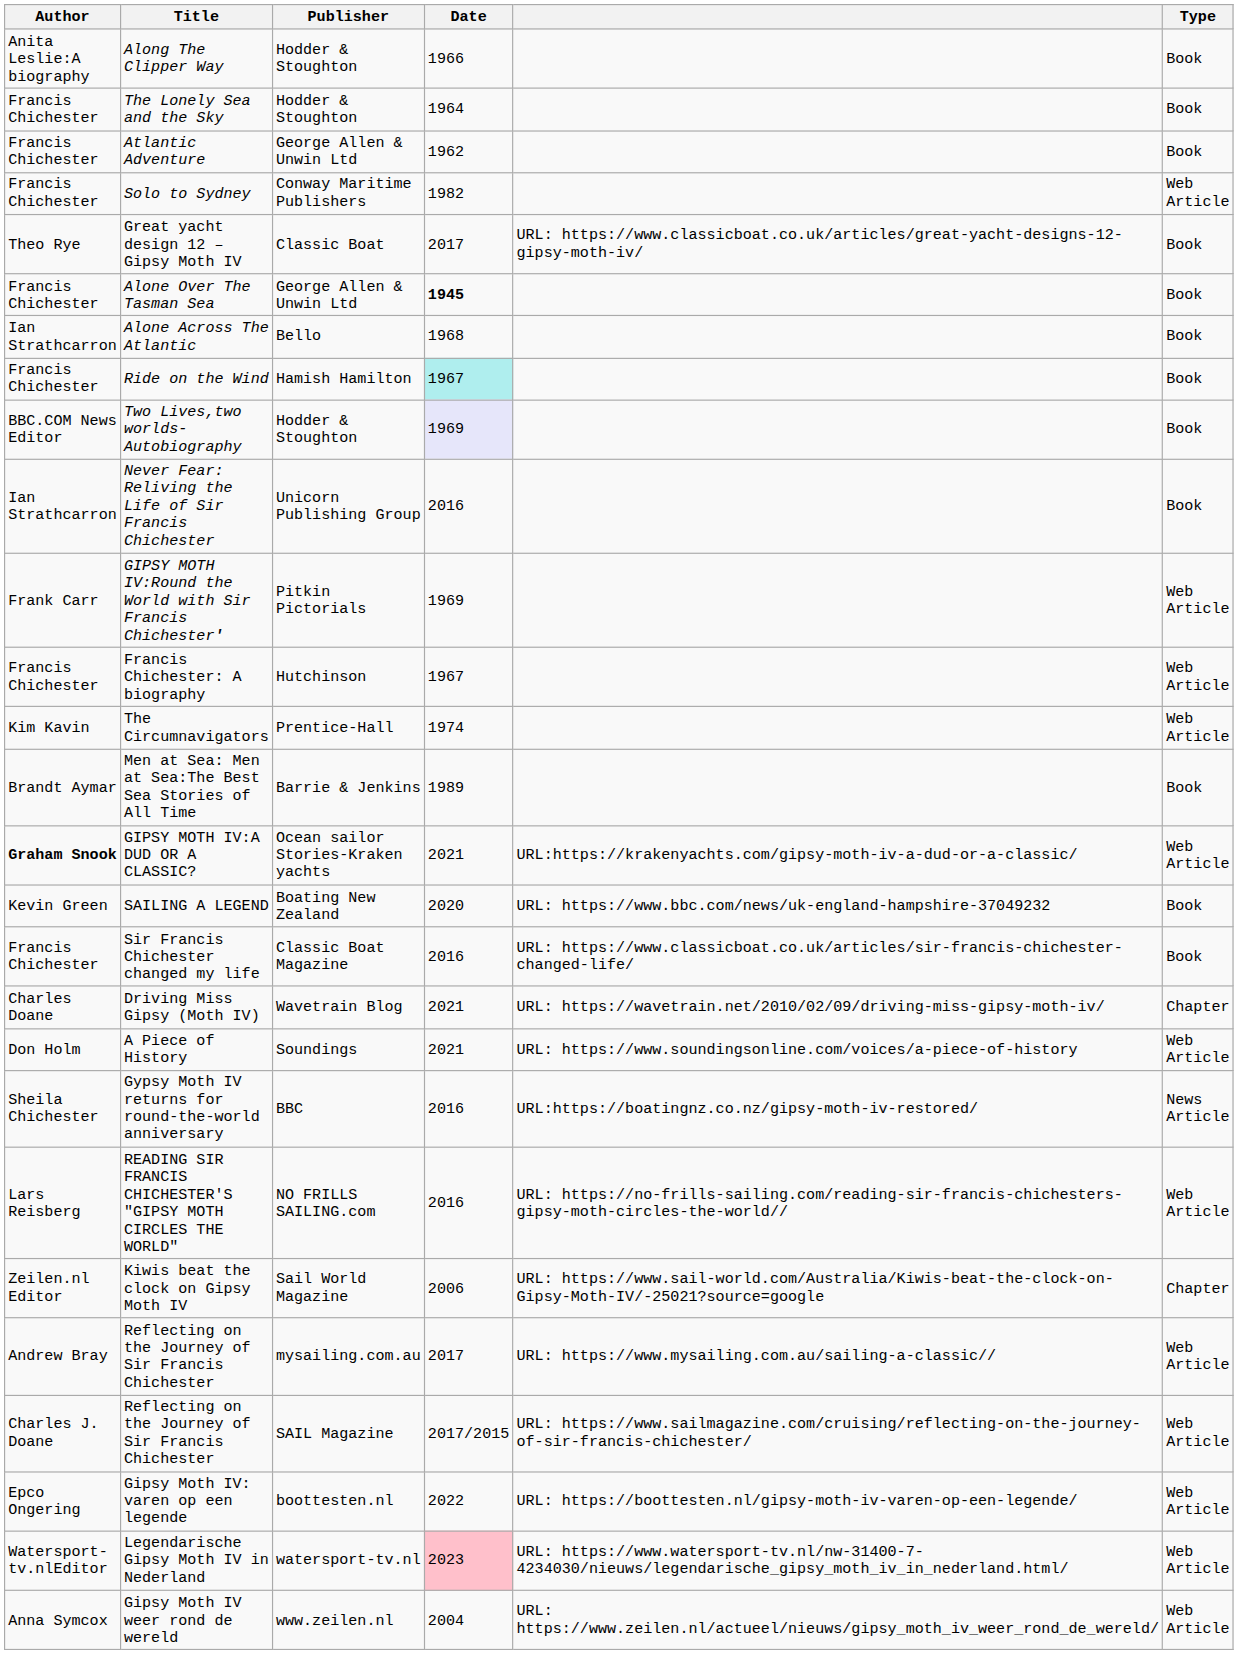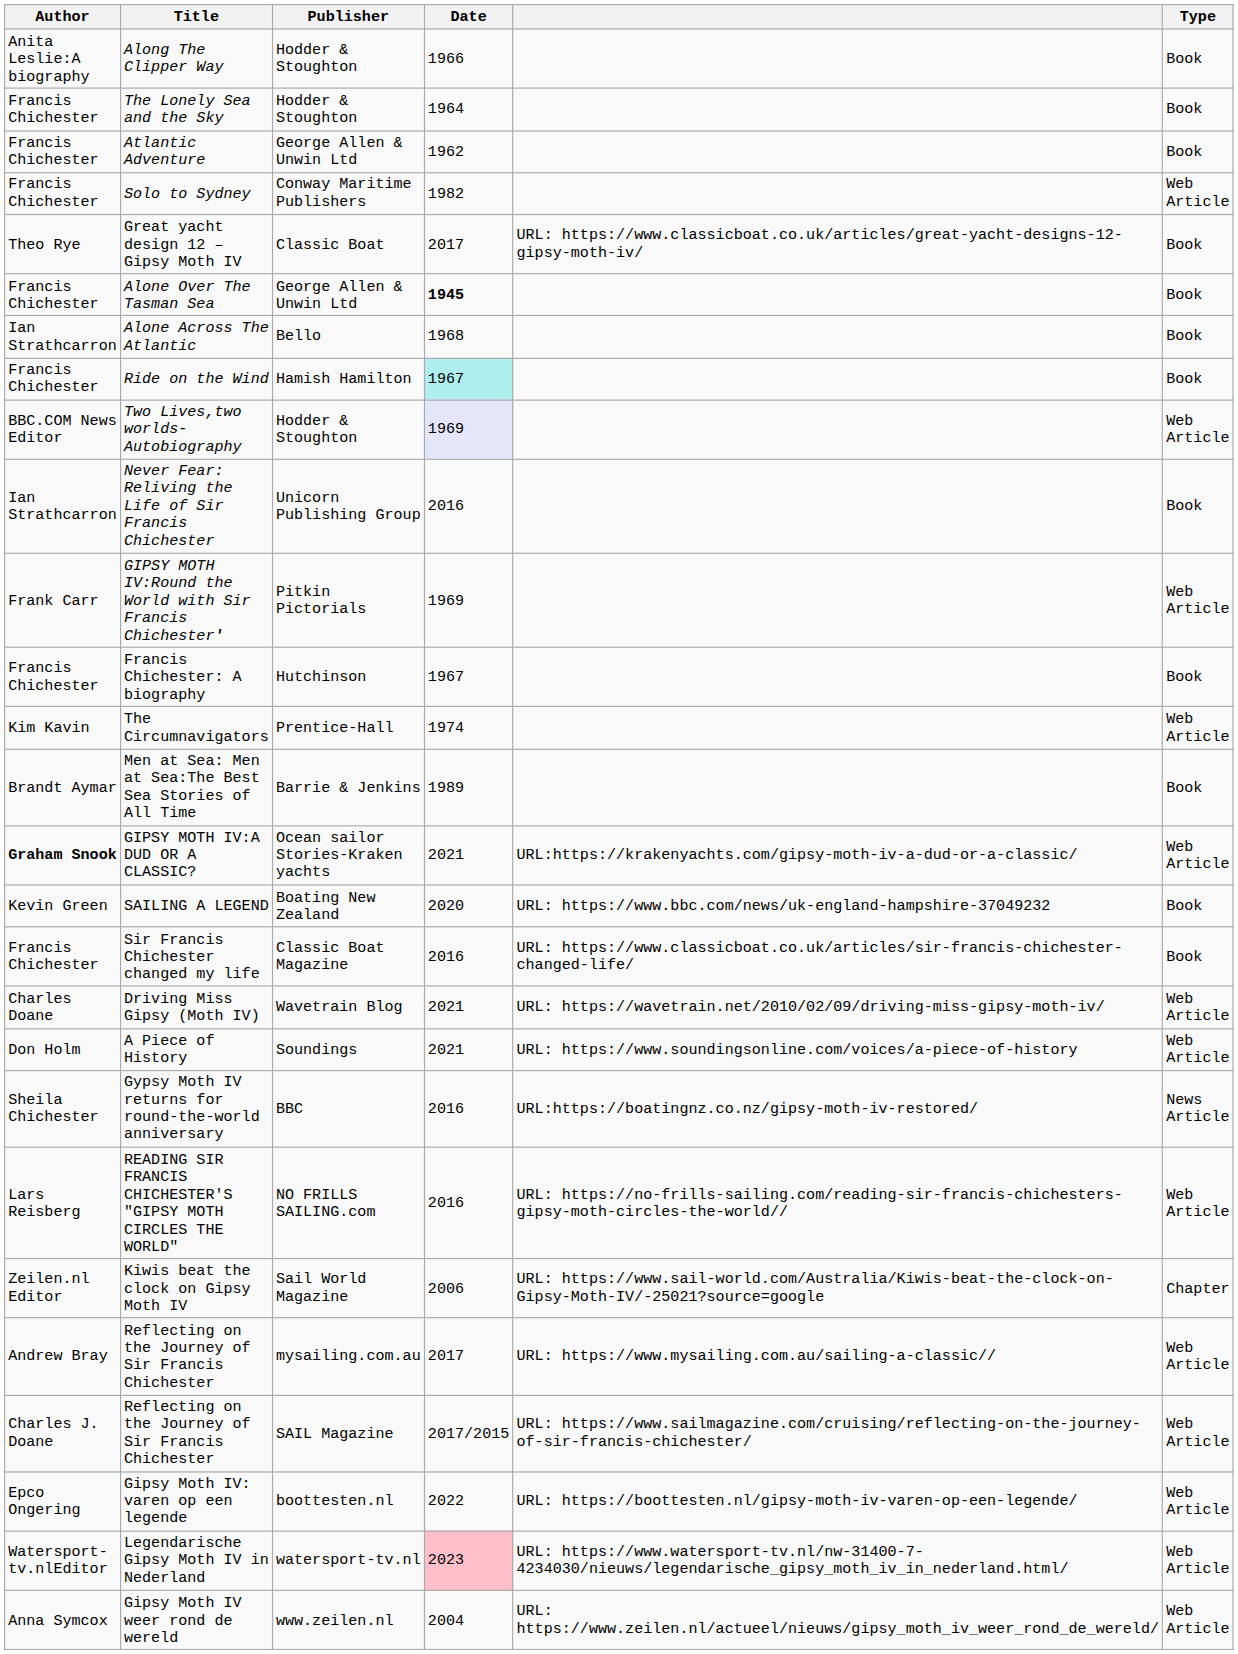(1184, 429) Book -> (1198, 429) Web Article
(1198, 677) Web Article -> (1184, 677) Book
(1198, 1007) Chapter -> (1198, 1007) Web Article
